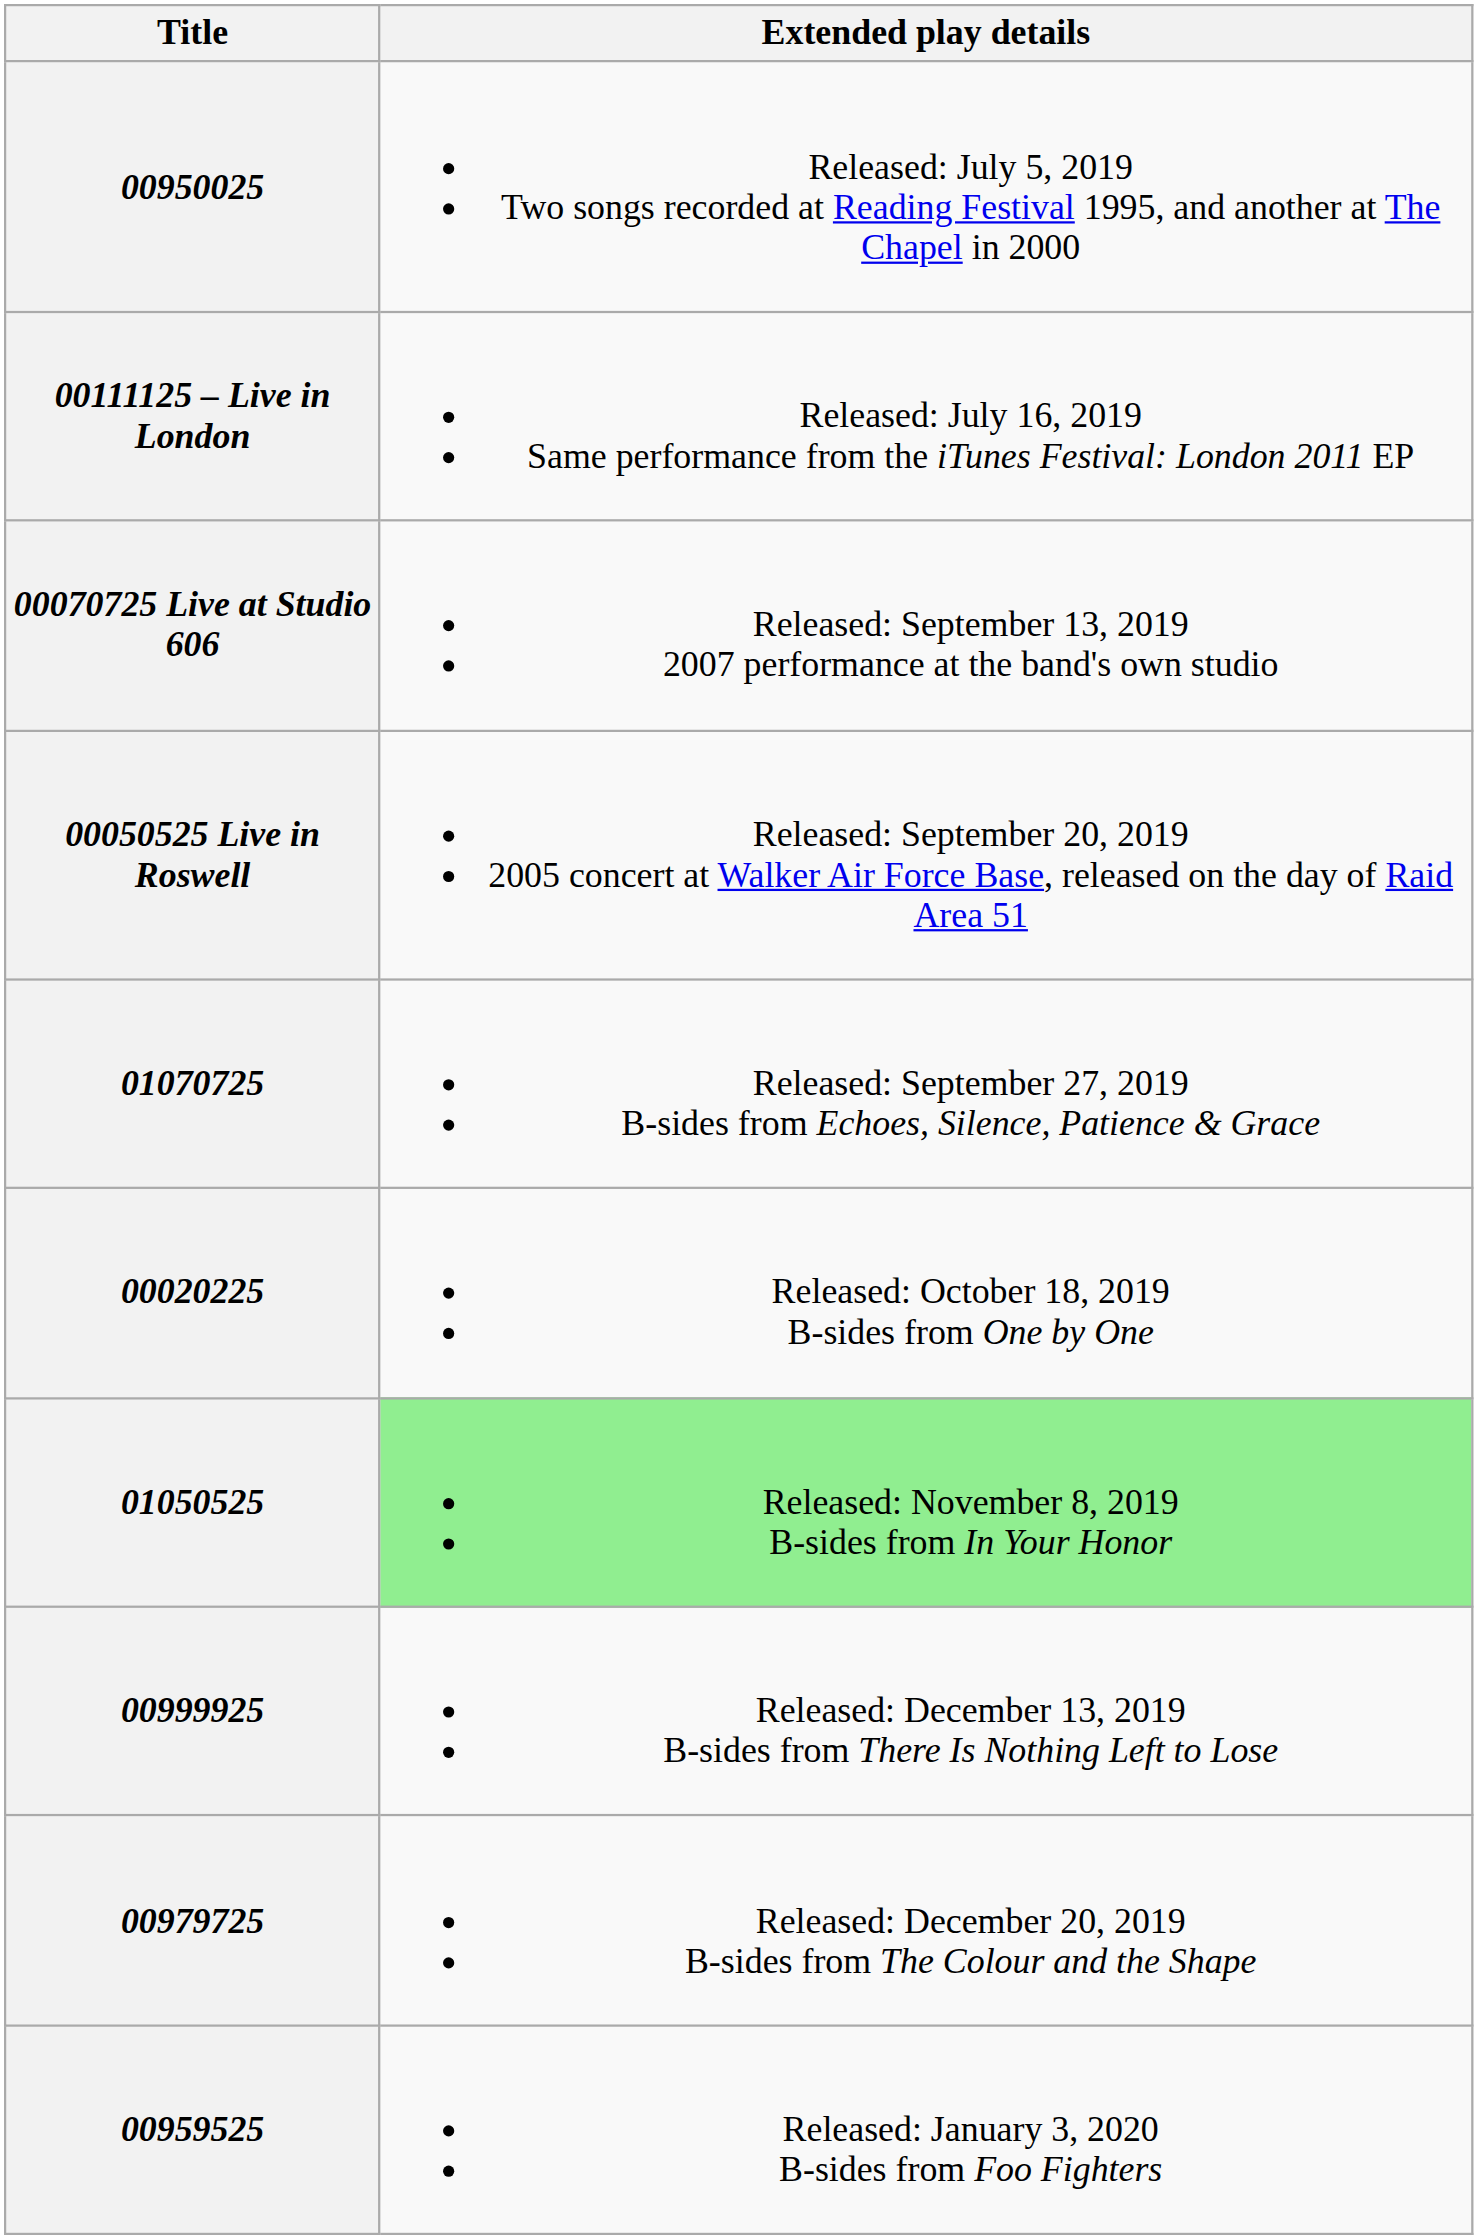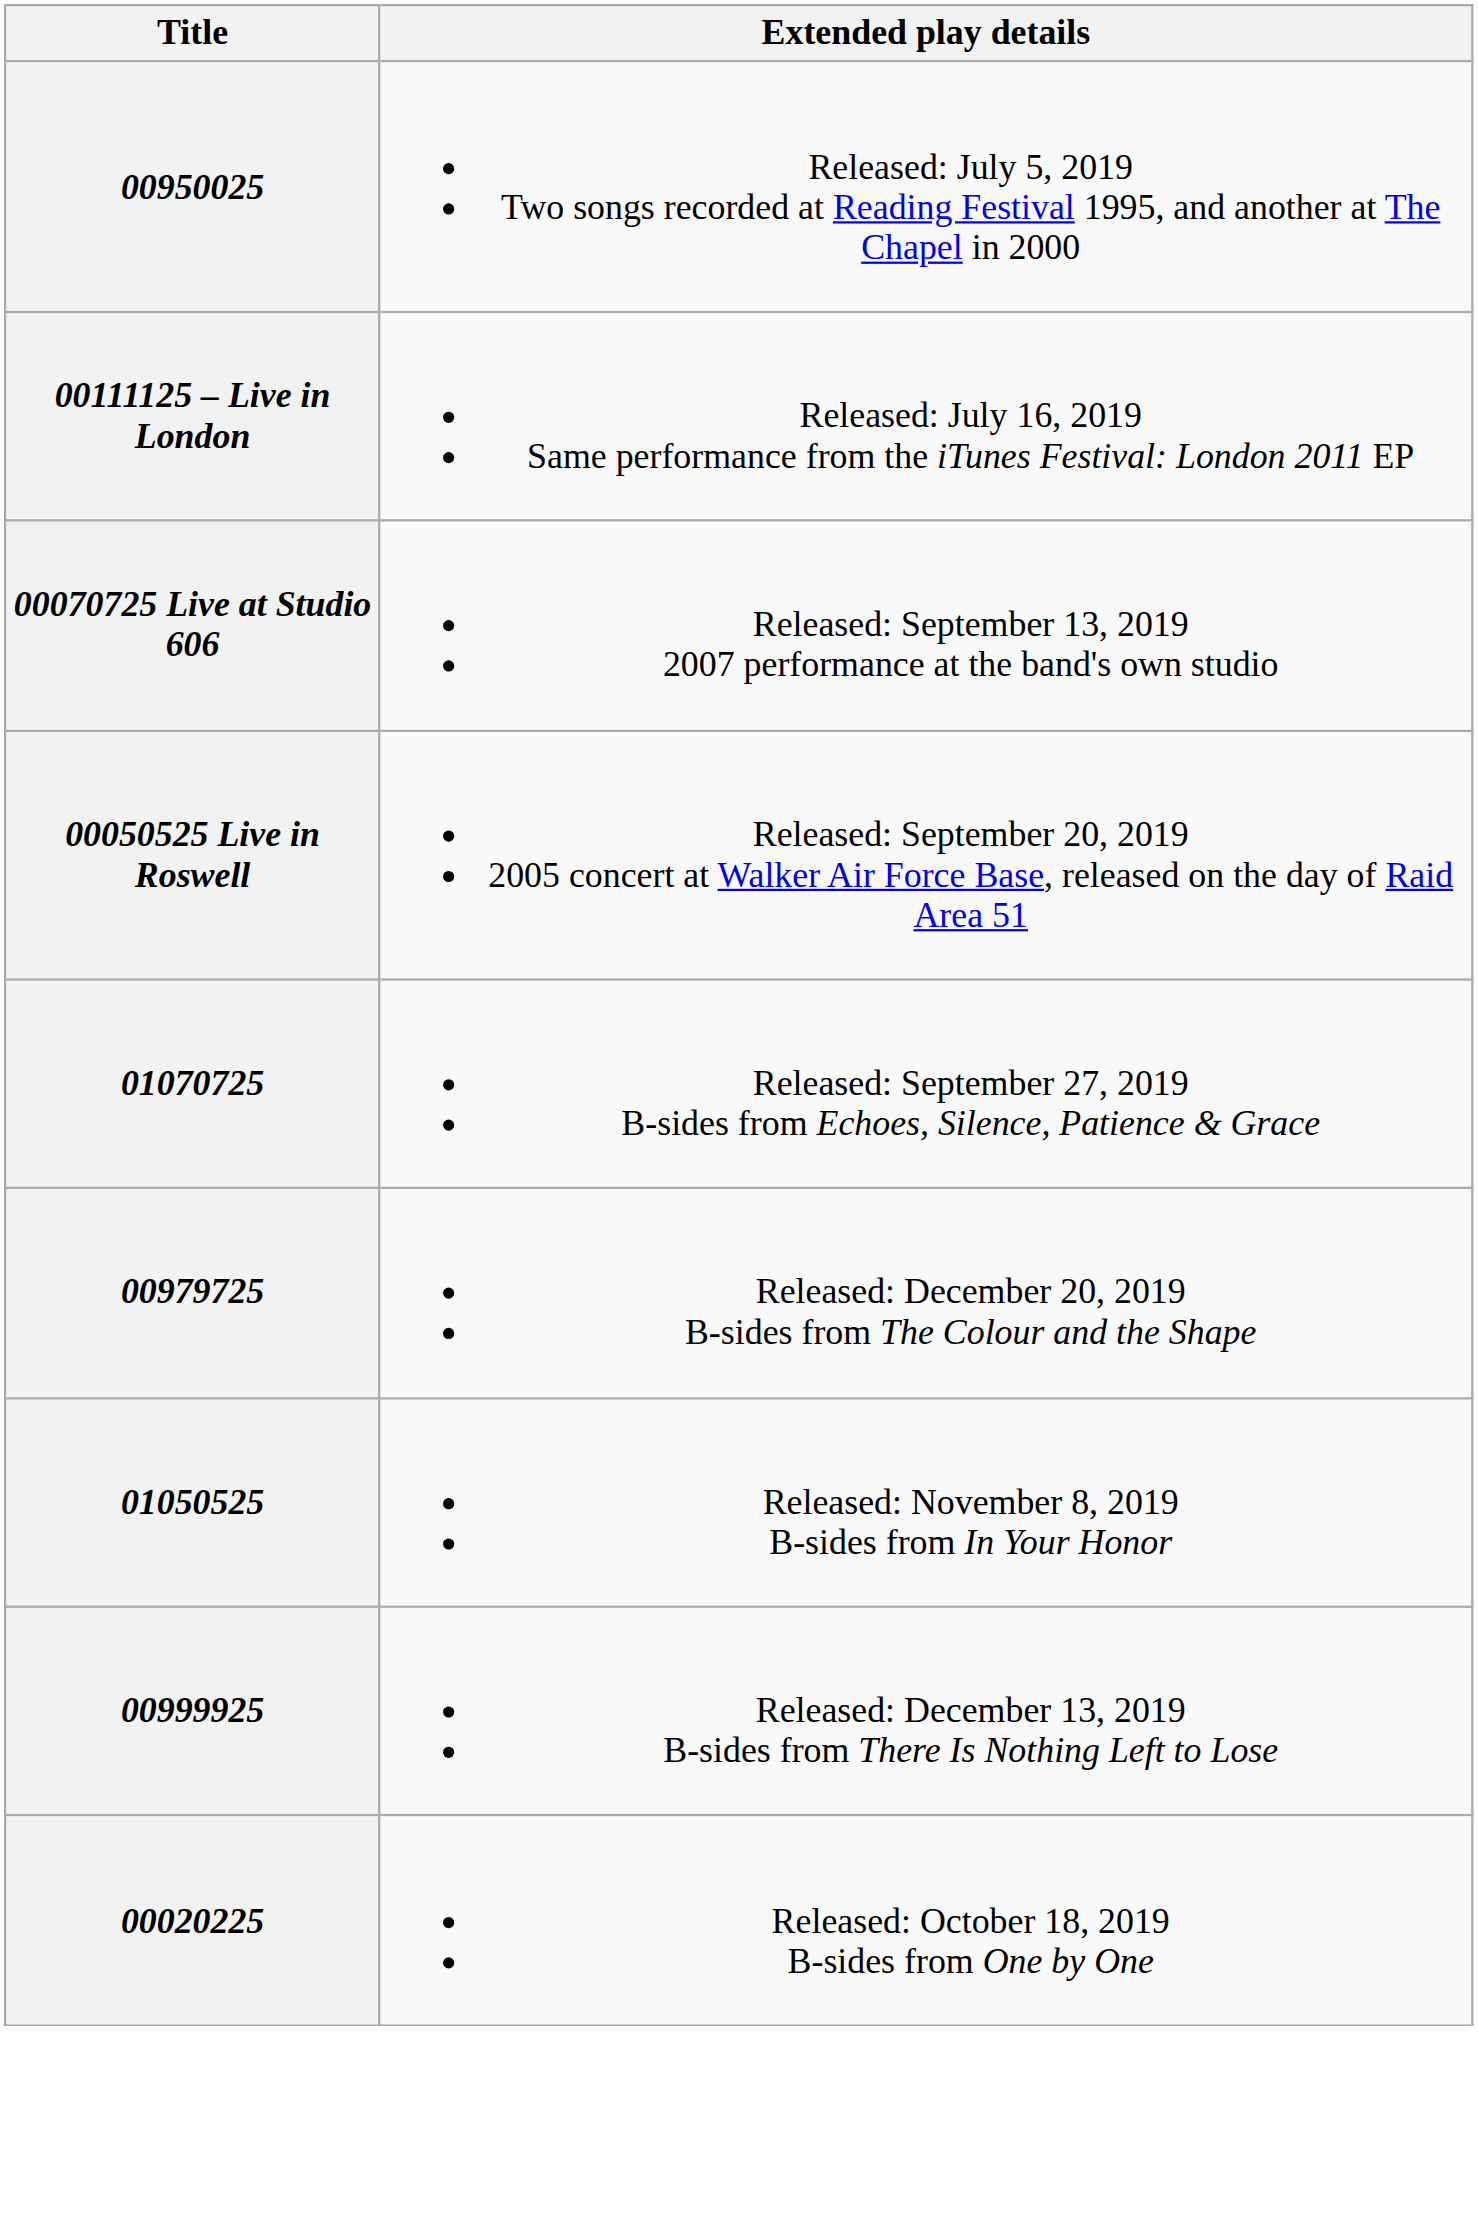rows swapped: (193, 1292) <-> (193, 1919)
(926, 1522) lightgreen background -> (926, 1522) no background
- row: (193, 2128)
